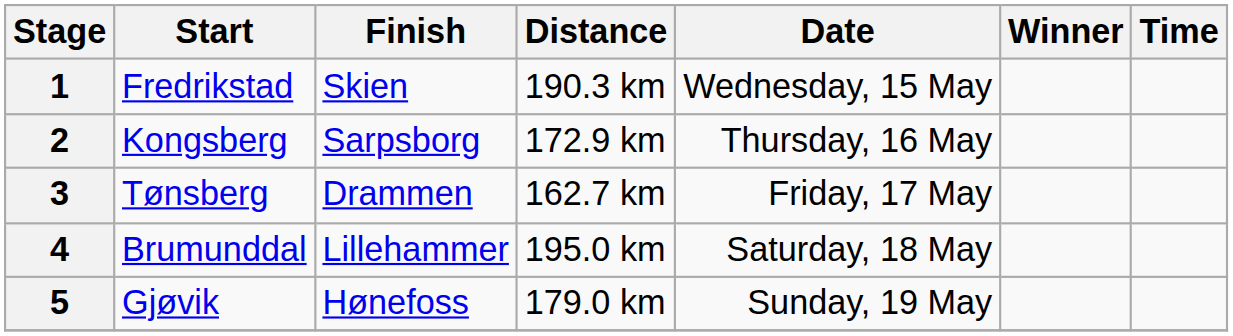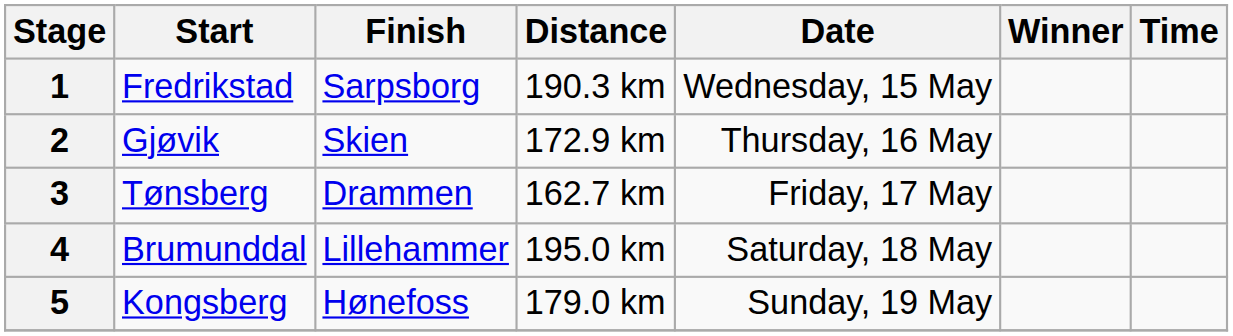(365, 85) Skien -> (401, 85) Sarpsborg
(205, 140) Kongsberg -> (171, 140) Gjøvik
(401, 140) Sarpsborg -> (365, 140) Skien
(171, 303) Gjøvik -> (205, 303) Kongsberg
